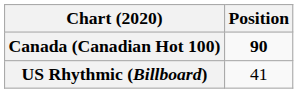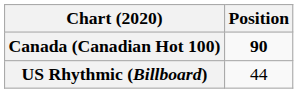(259, 74) 41 -> (259, 74) 44
